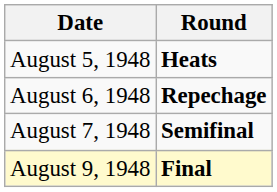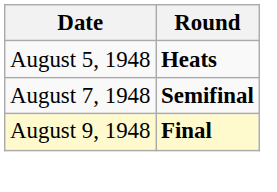- row: (80, 95)
